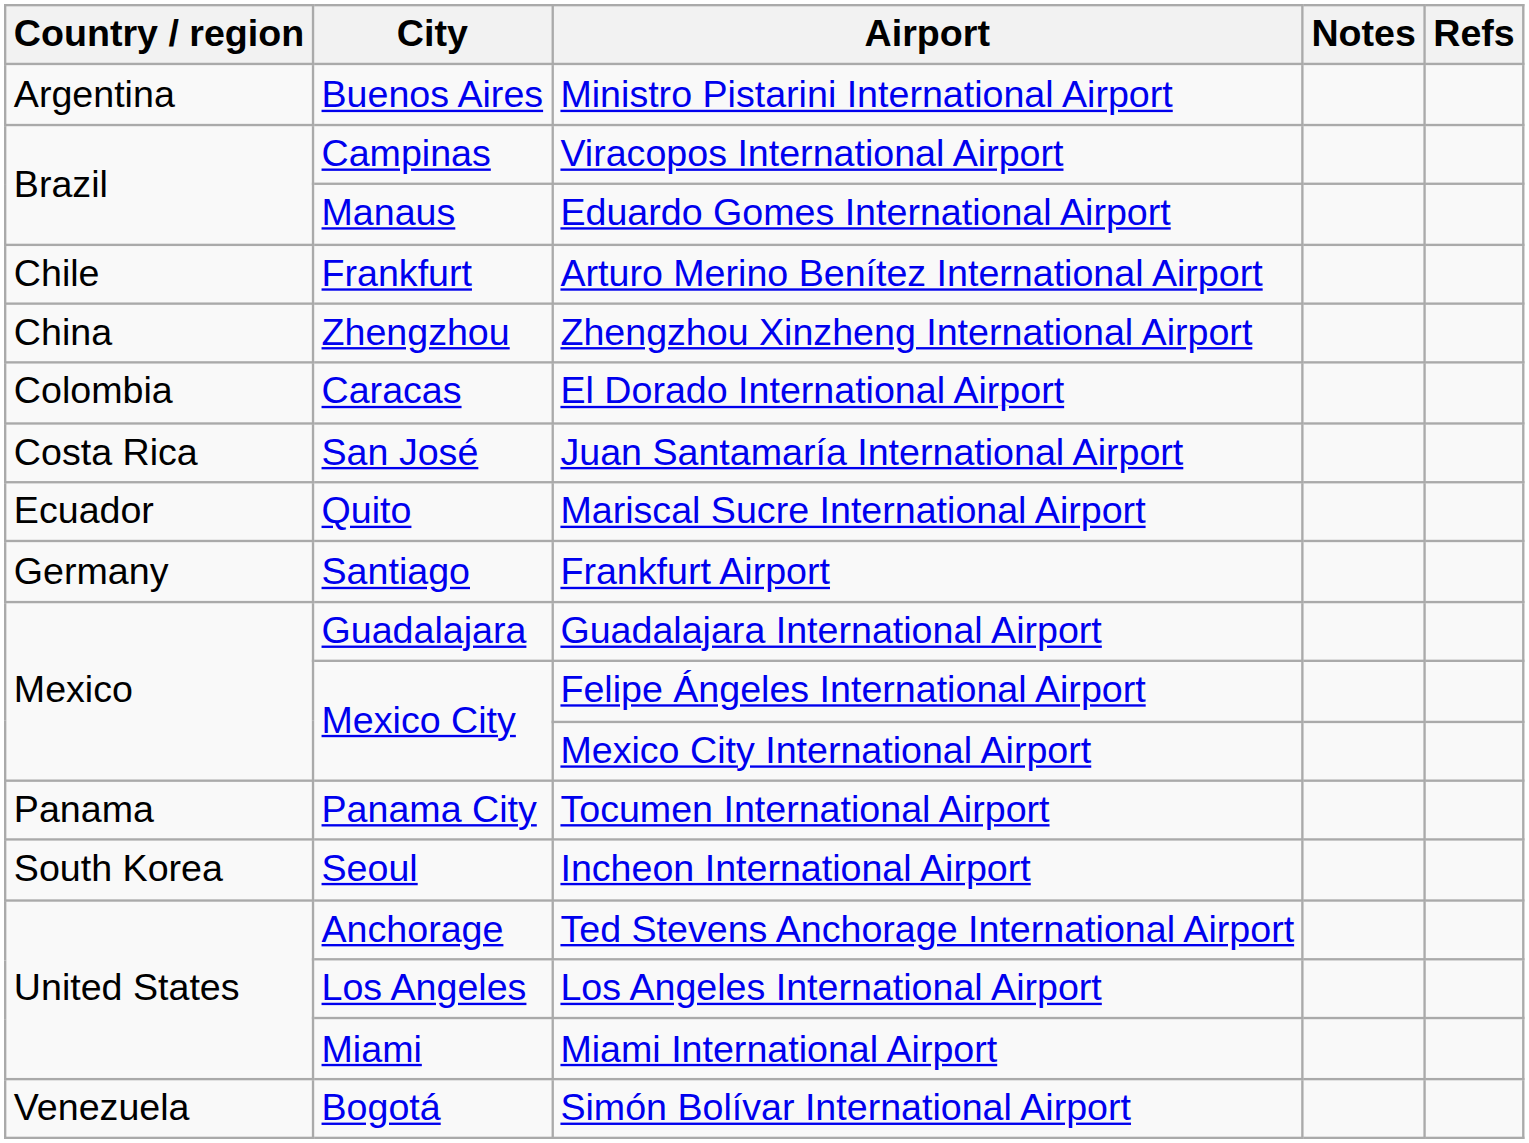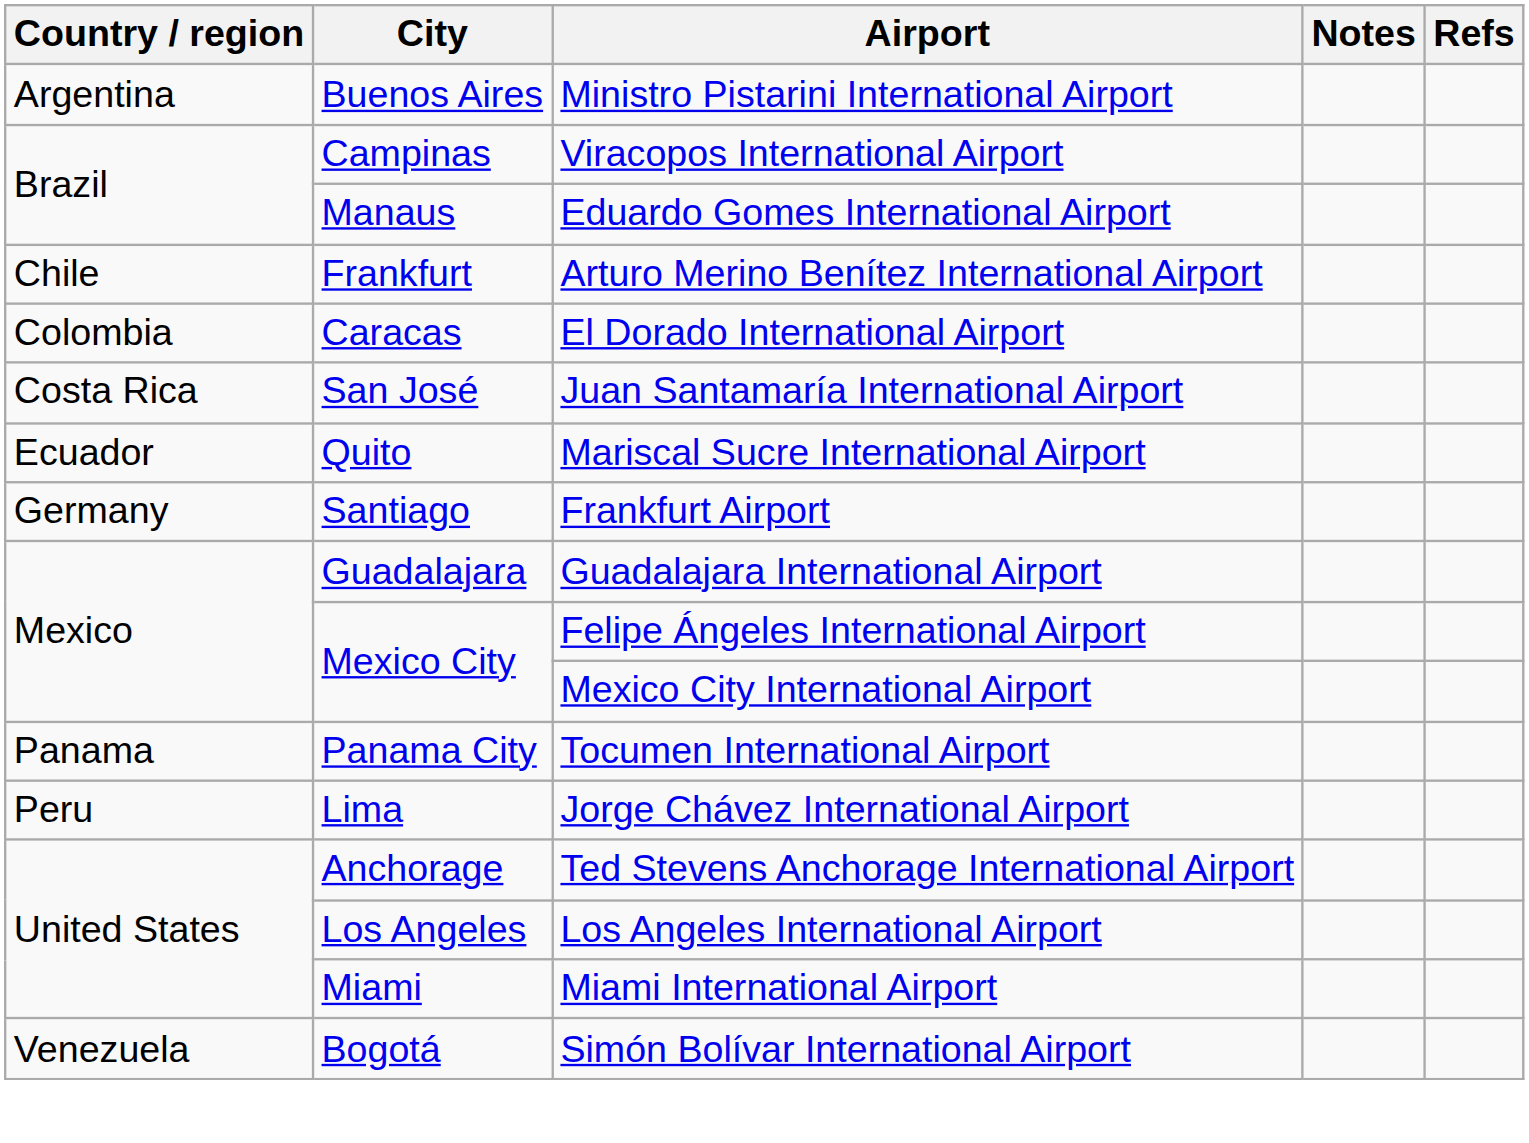- row: (906, 332)
+ row: (845, 809)
- row: (796, 869)
